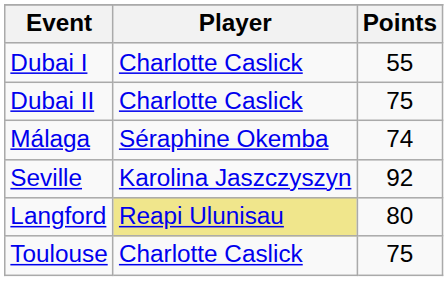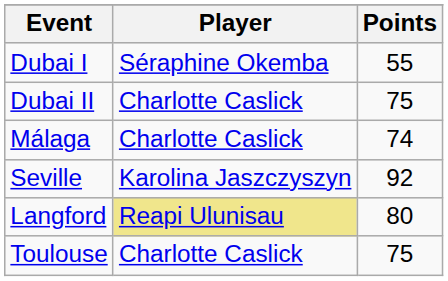(211, 62) Charlotte Caslick -> (224, 62) Séraphine Okemba
(224, 139) Séraphine Okemba -> (211, 139) Charlotte Caslick
